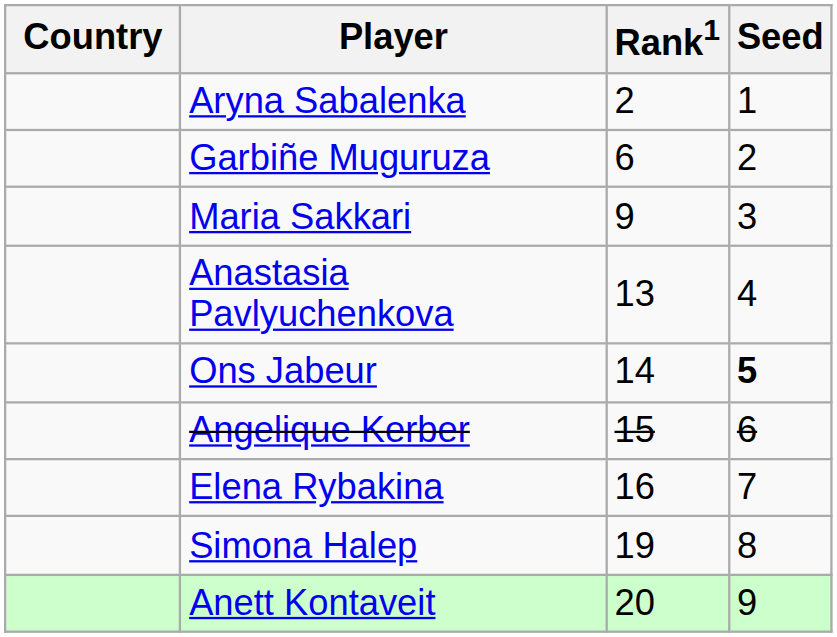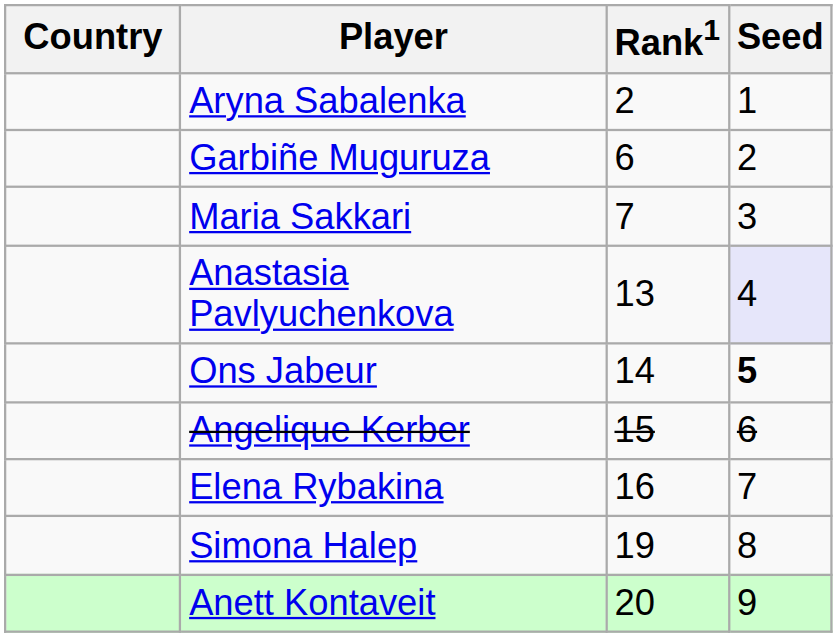(625, 215) 9 -> (625, 215) 7
(747, 293) no background -> (747, 293) lavender background
